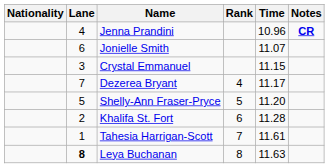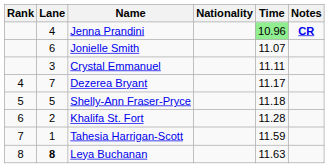columns swapped: (239, 13) <-> (35, 13)
(272, 31) no background -> (272, 31) lightgreen background
(272, 66) 11.15 -> (272, 66) 11.11
(272, 101) 11.20 -> (272, 101) 11.18
(272, 136) 11.61 -> (272, 136) 11.59
